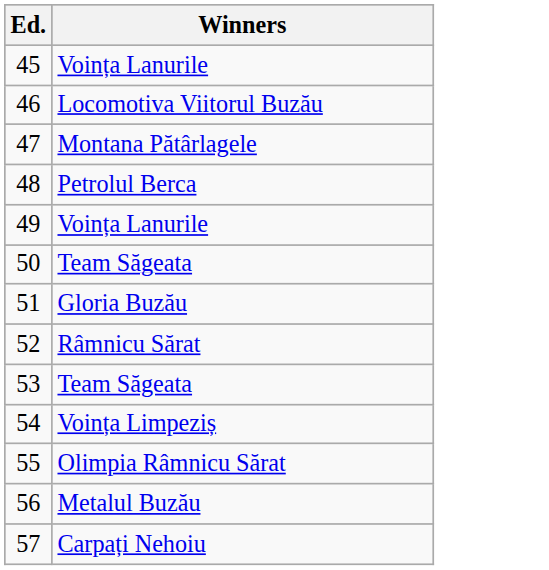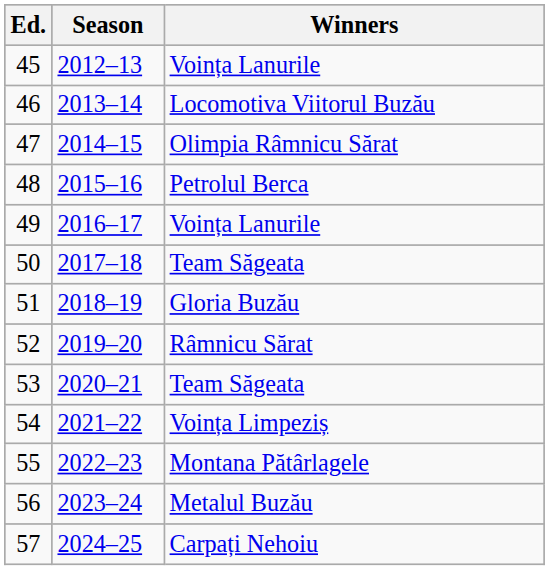+ column: (108, 24)
(157, 144) Montana Pătârlagele -> (284, 144) Olimpia Râmnicu Sărat
(172, 463) Olimpia Râmnicu Sărat -> (269, 463) Montana Pătârlagele
